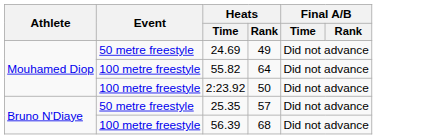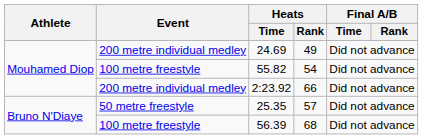(147, 50) 50 metre freestyle -> (173, 50) 200 metre individual medley
(264, 69) 64 -> (310, 69) 54
(150, 88) 100 metre freestyle -> (173, 88) 200 metre individual medley
(264, 88) 50 -> (310, 88) 66
